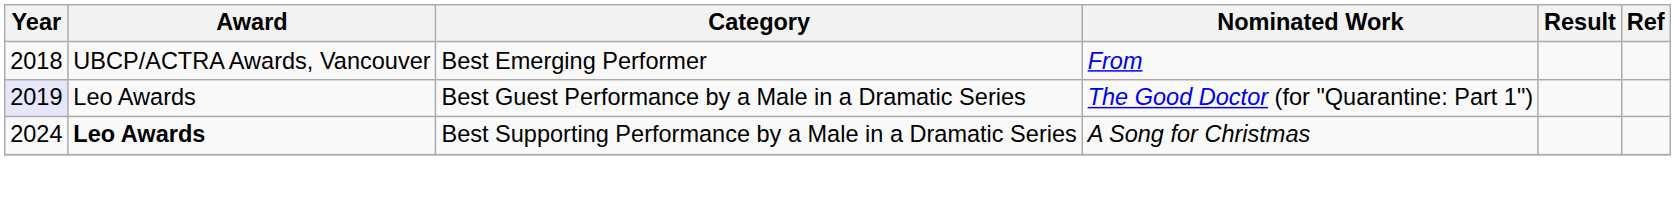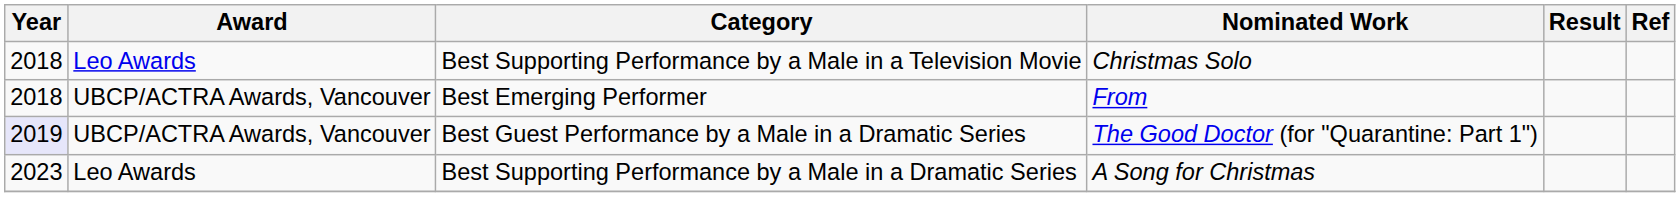+ row: (762, 60)
(135, 97) Leo Awards -> (252, 135) UBCP/ACTRA Awards, Vancouver
(36, 135) 2024 -> (36, 172) 2023
(139, 135) bold -> (135, 172) normal
